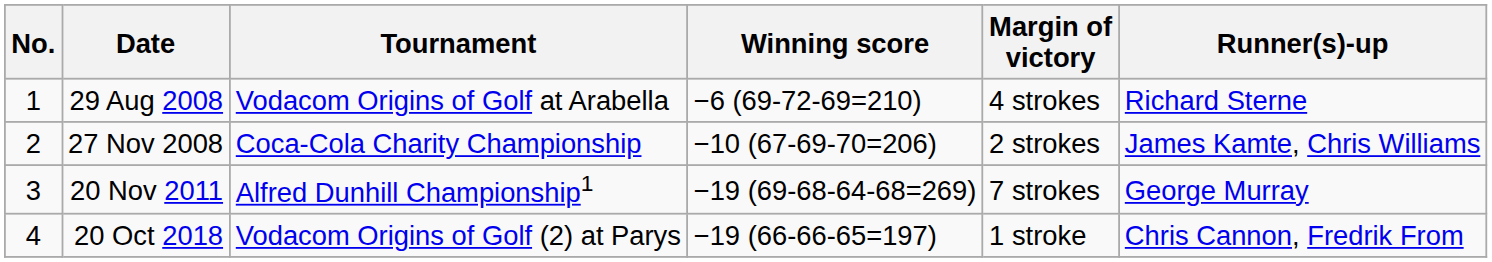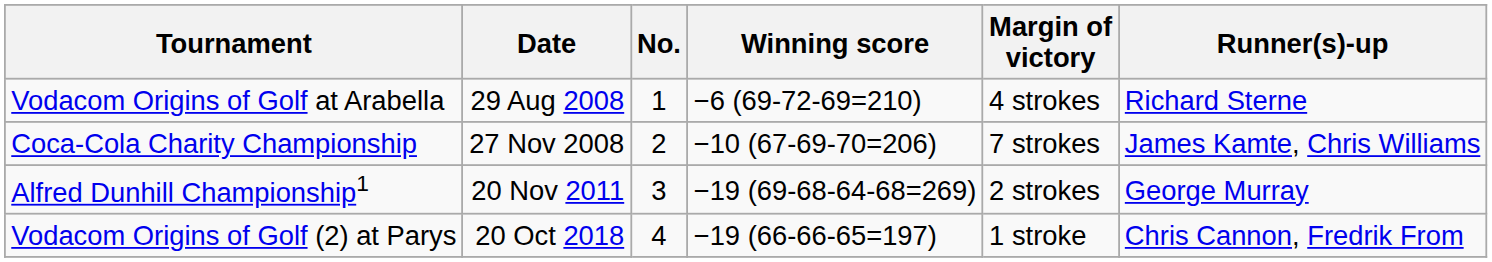columns swapped: (33, 42) <-> (458, 42)
(1045, 144) 2 strokes -> (1045, 144) 7 strokes
(1045, 190) 7 strokes -> (1045, 190) 2 strokes
